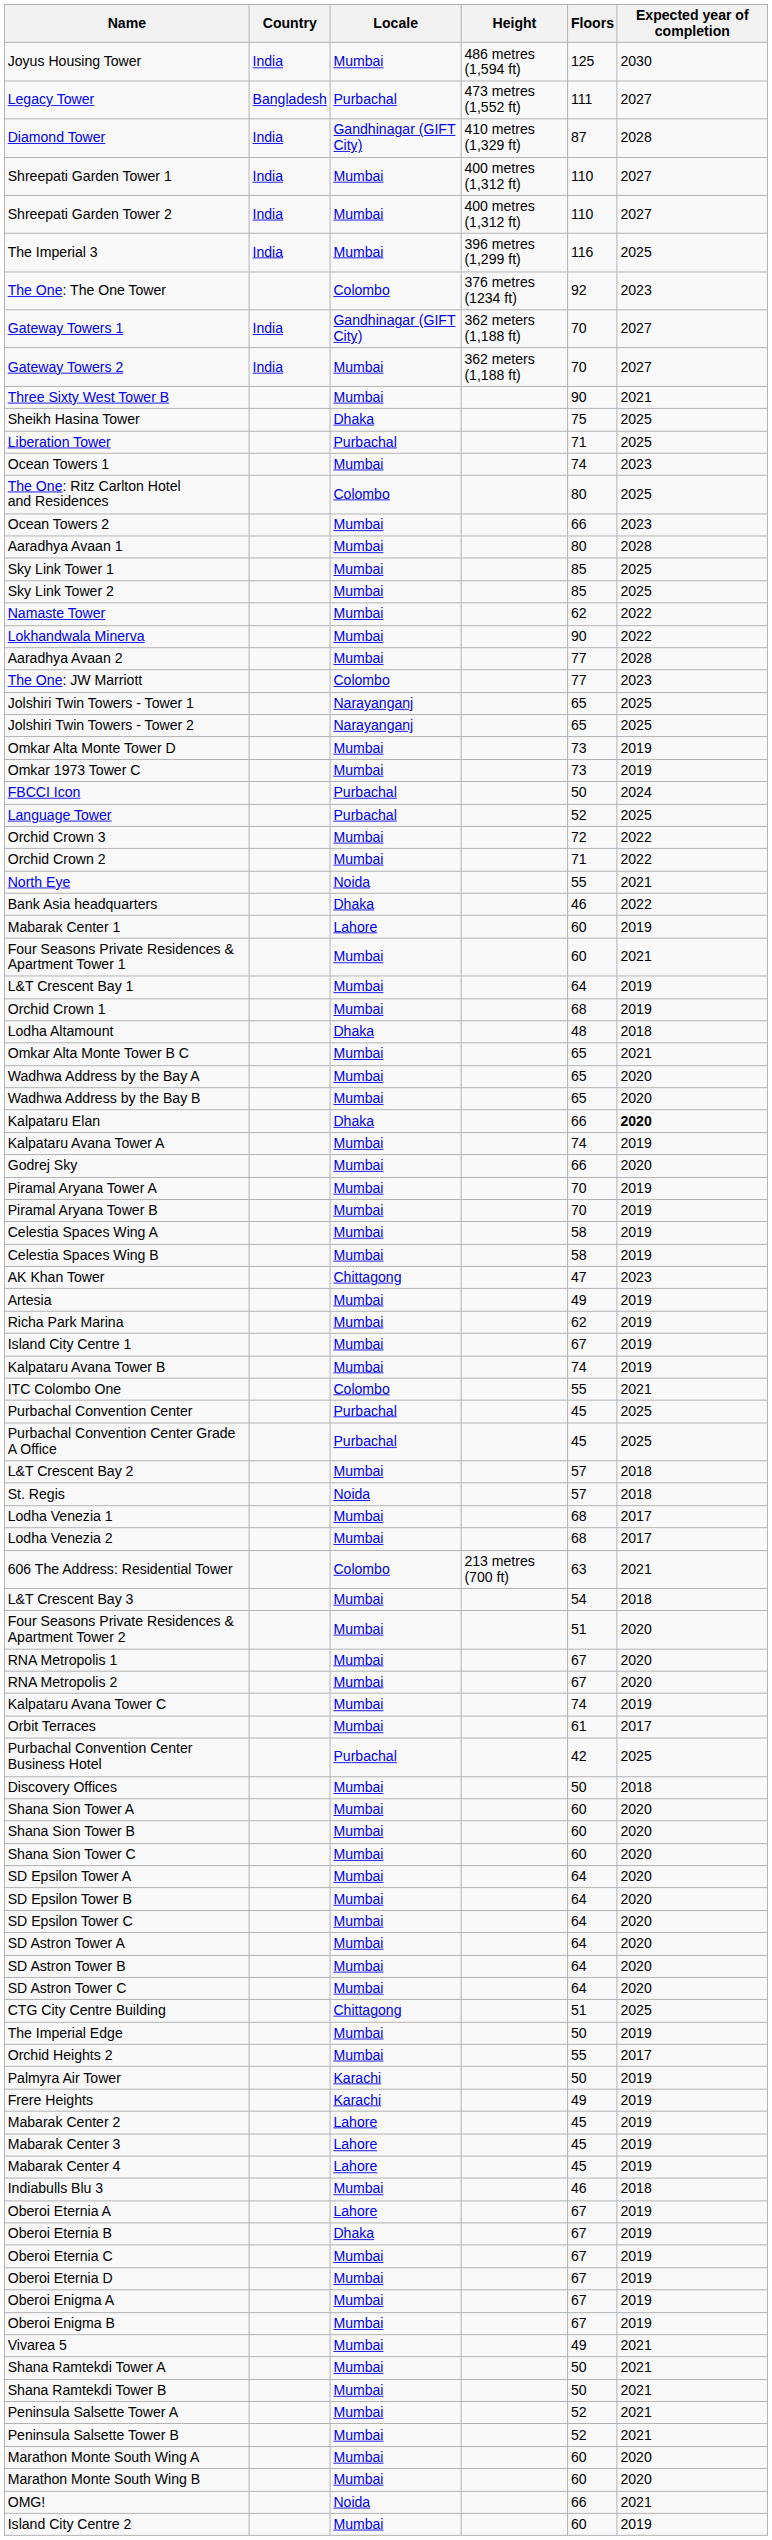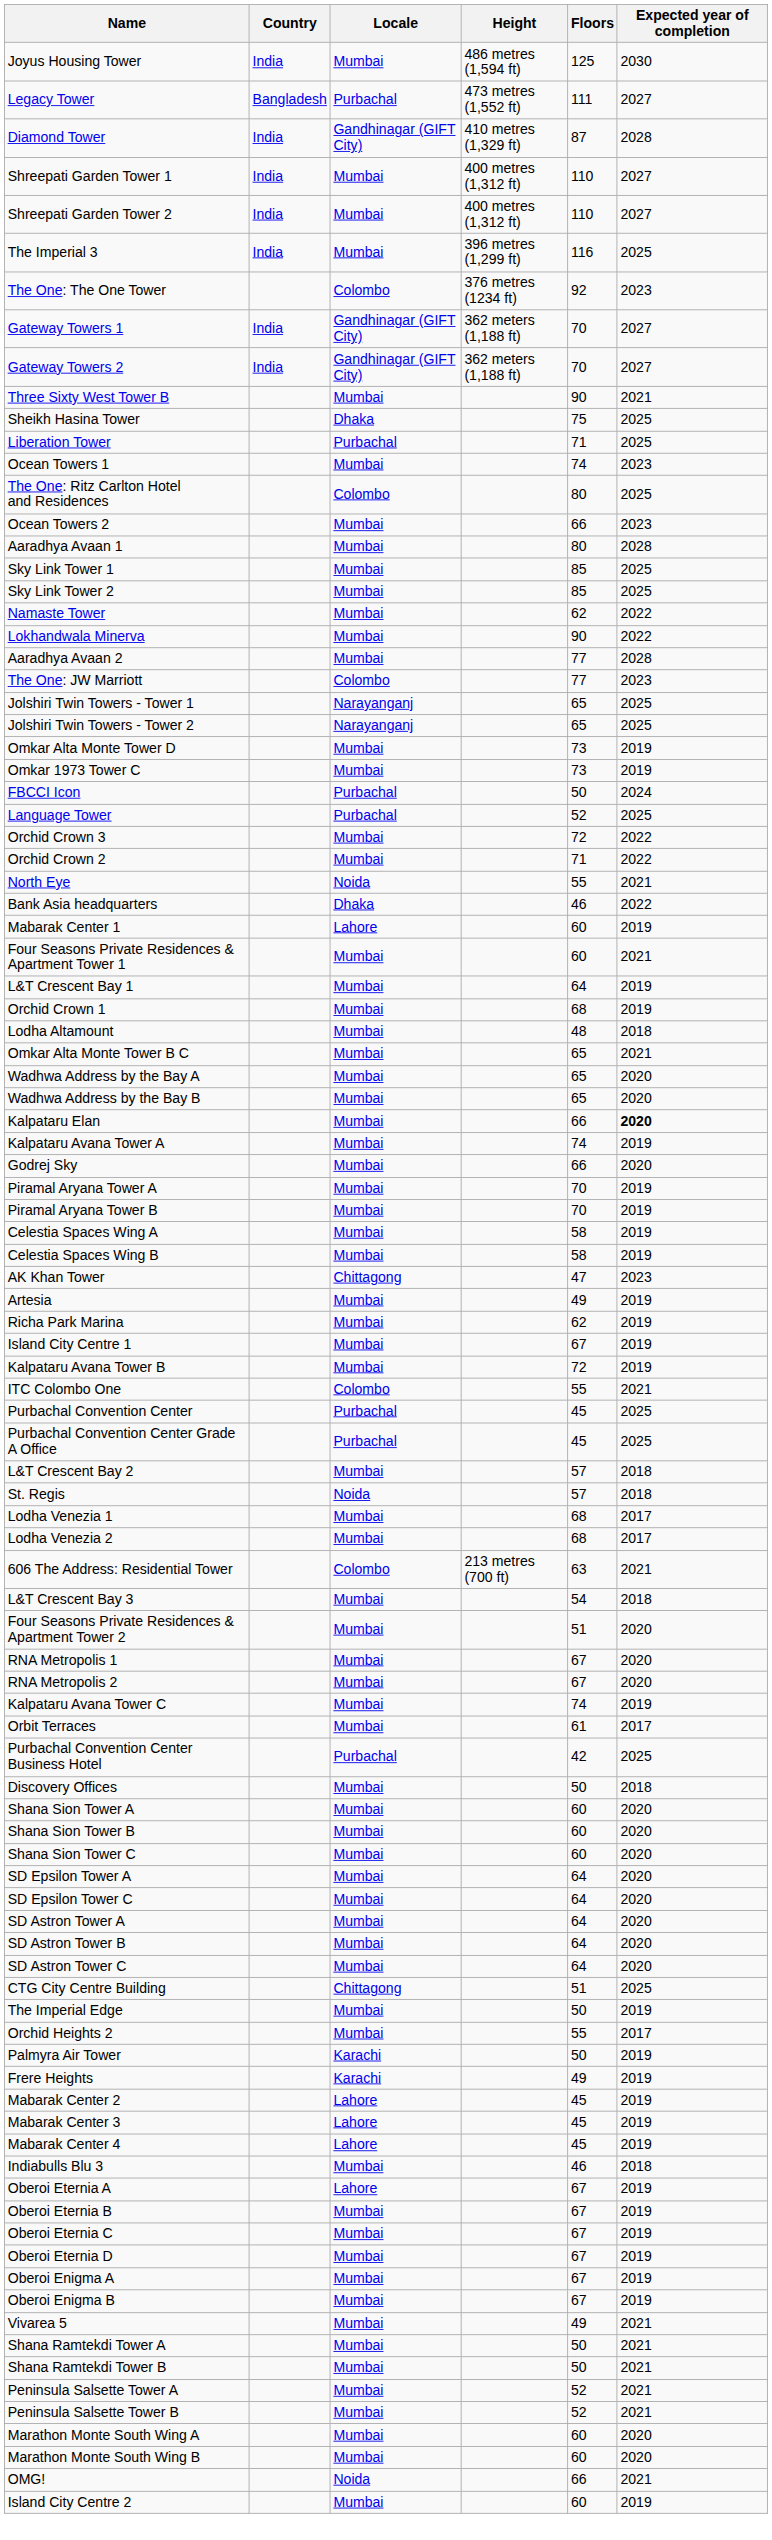(358, 367) Mumbai -> (394, 367) Gandhinagar (GIFT City)
(354, 1031) Dhaka -> (358, 1031) Mumbai
(354, 1121) Dhaka -> (358, 1121) Mumbai
(579, 1366) 74 -> (579, 1366) 72
- row: (70, 1899)
(354, 2234) Dhaka -> (358, 2211) Mumbai
